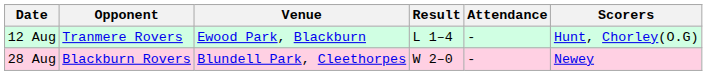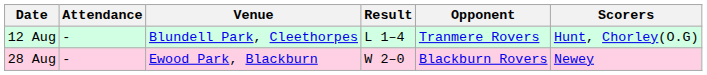columns swapped: (127, 15) <-> (507, 15)
(282, 37) Ewood Park, Blackburn -> (253, 37) Blundell Park, Cleethorpes
(302, 59) Blundell Park, Cleethorpes -> (233, 59) Ewood Park, Blackburn
